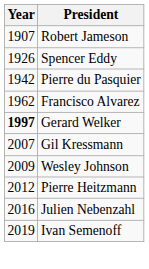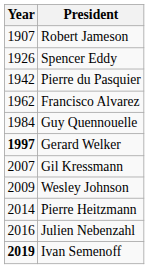+ row: (89, 123)
(21, 187) 2012 -> (21, 209) 2014
(21, 230) normal -> (21, 252) bold
